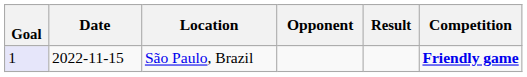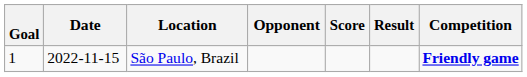+ column: (347, 25)
(12, 59) lavender background -> (12, 59) no background
